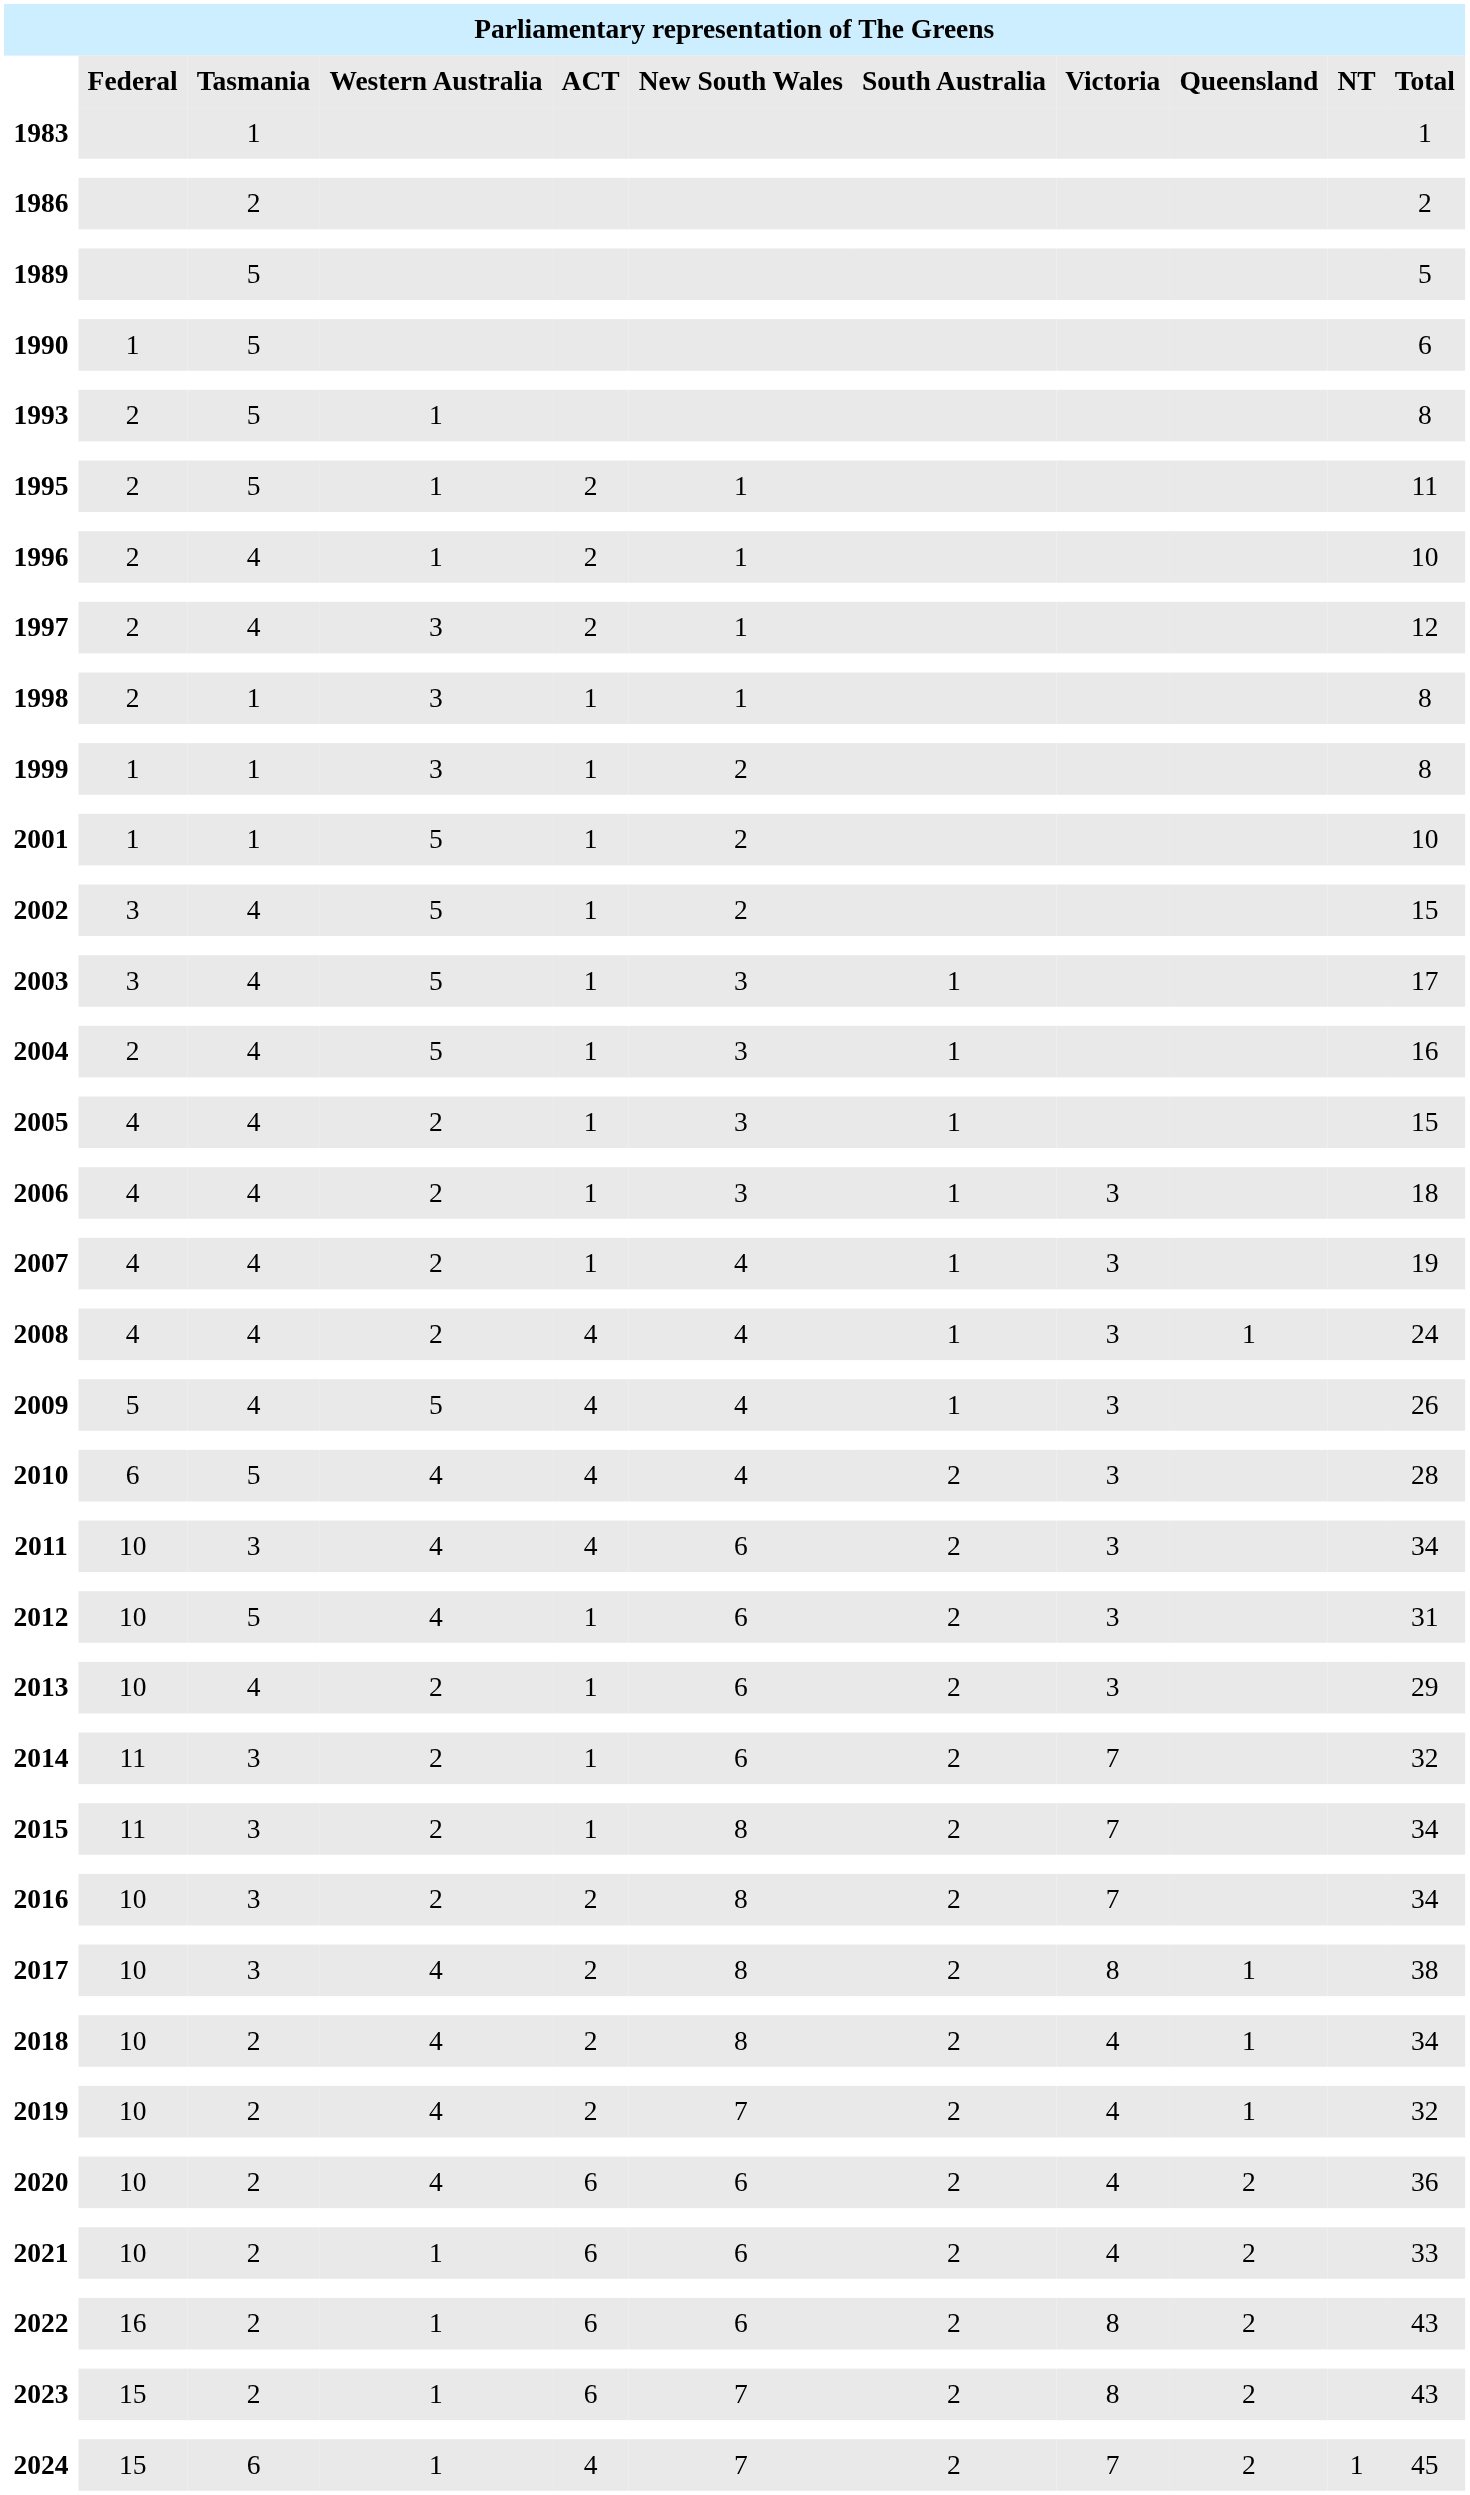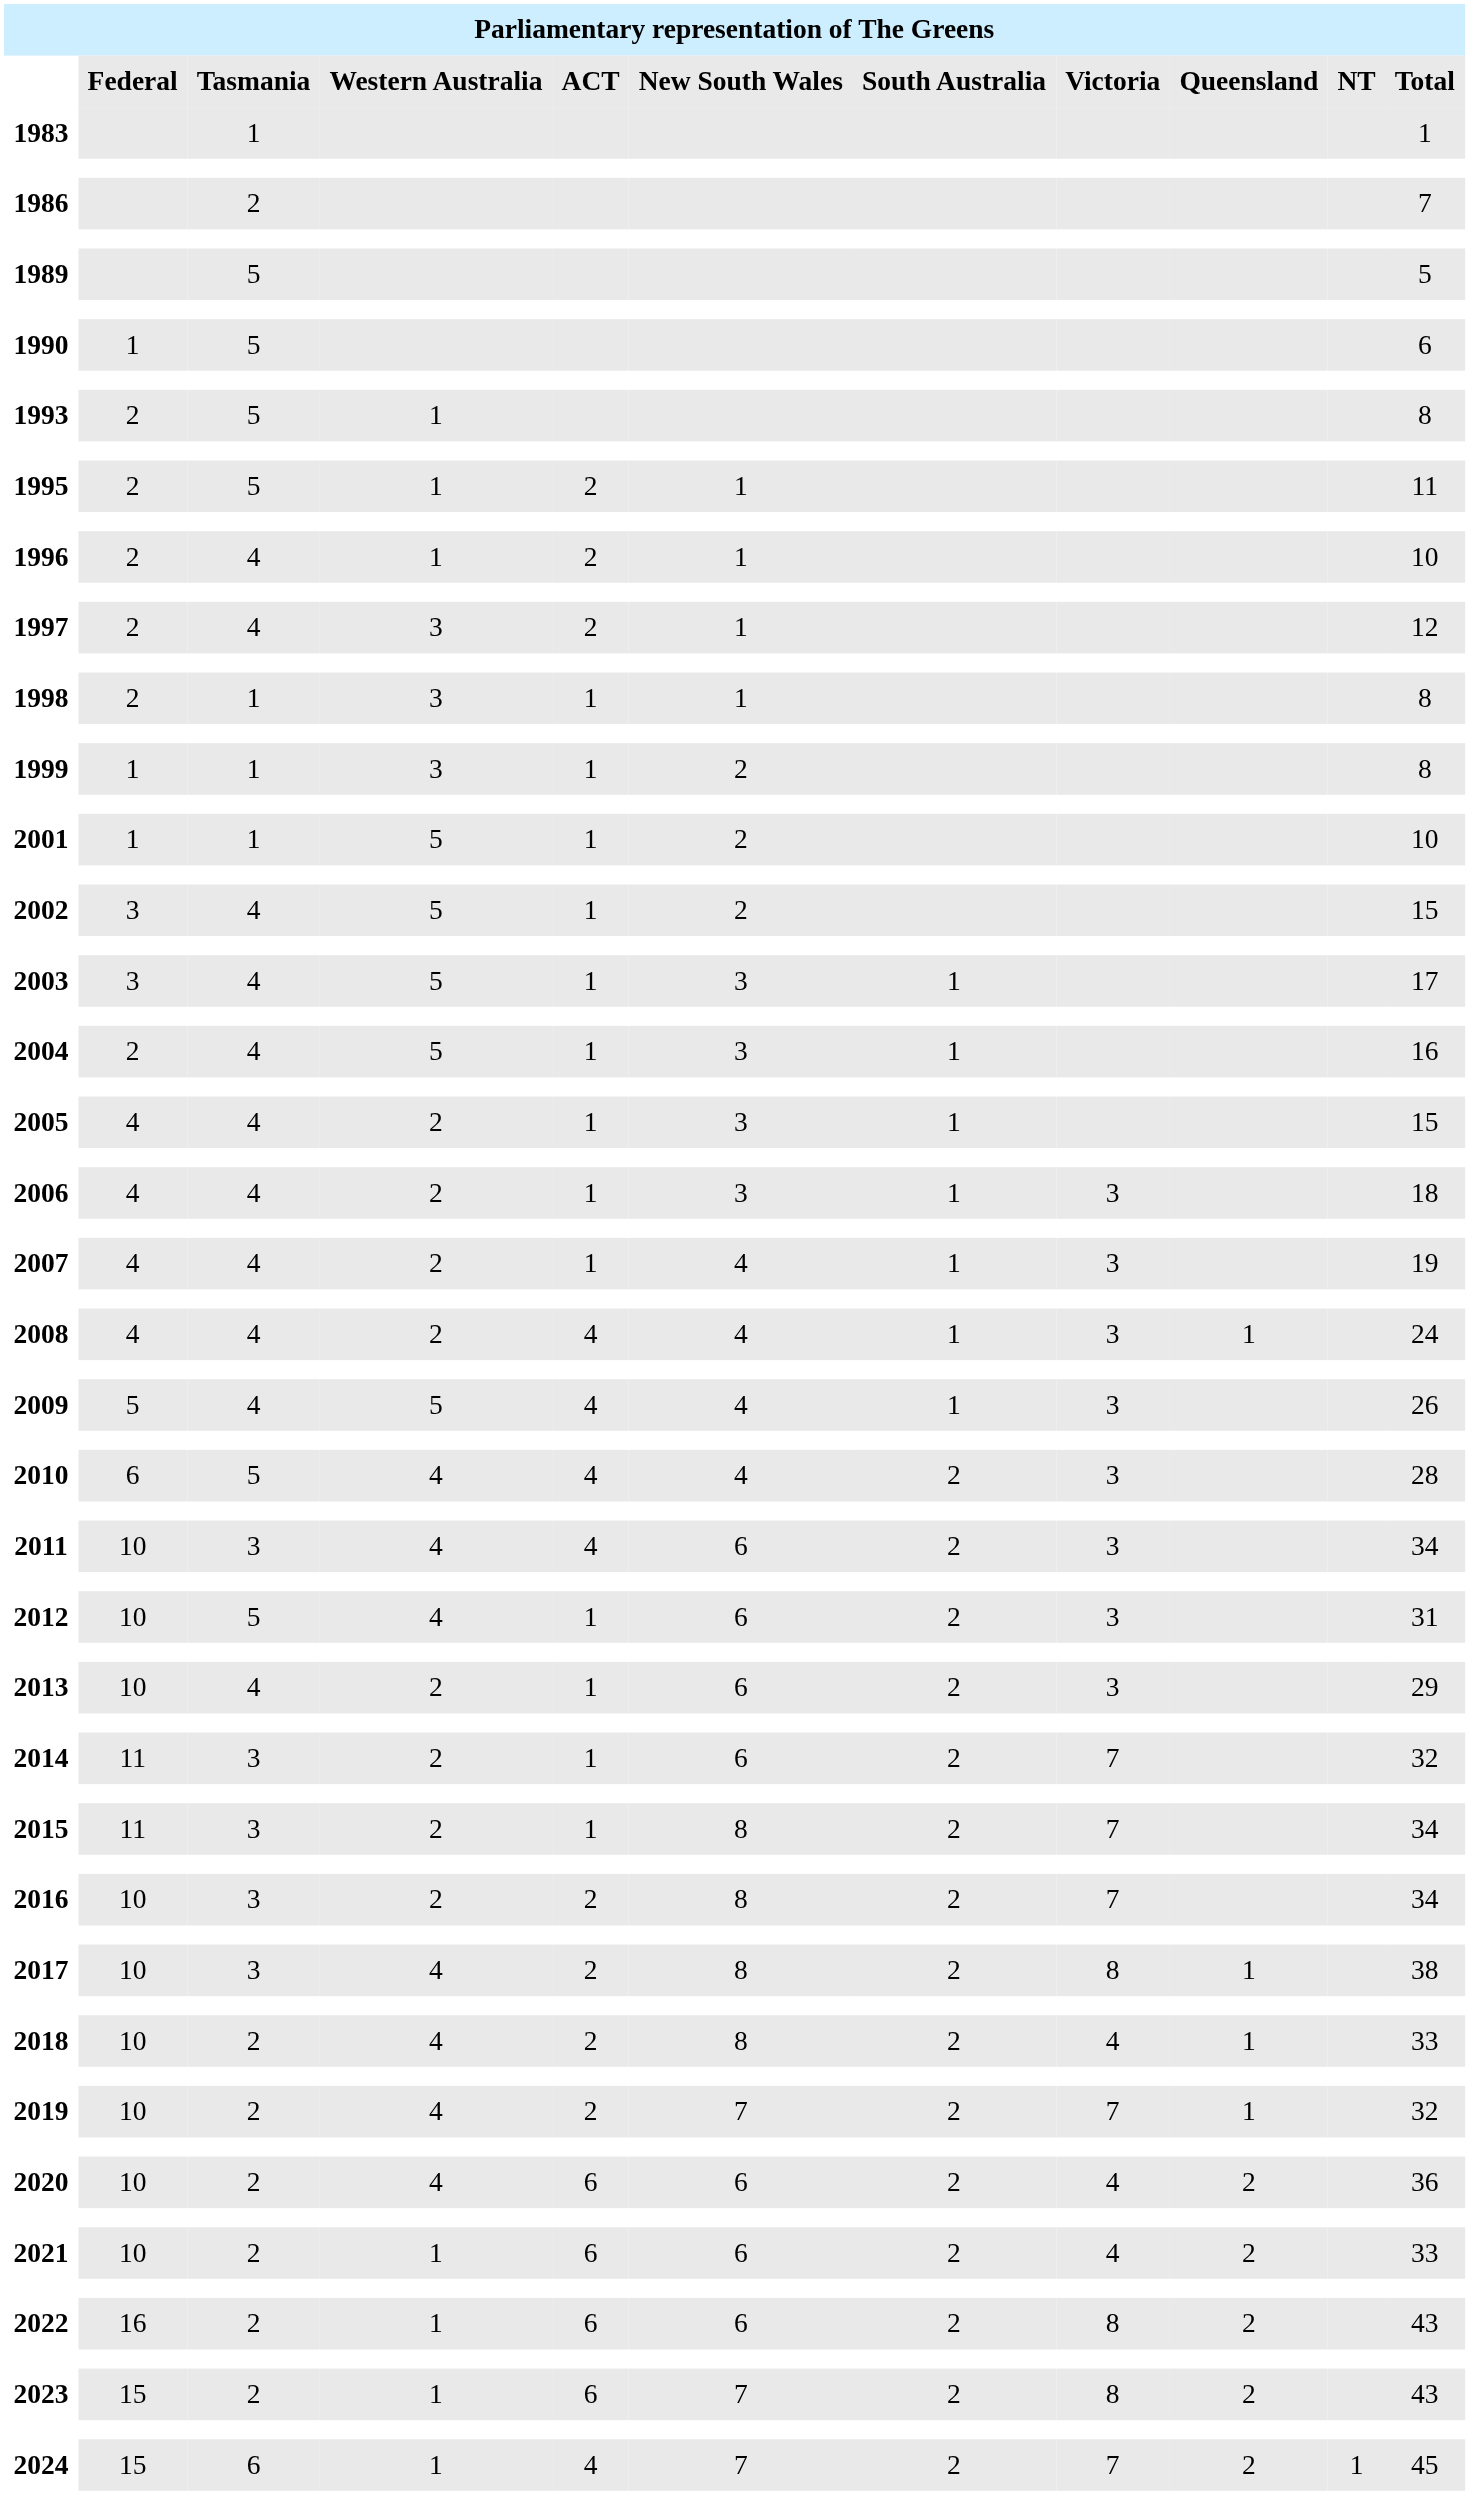(1425, 203) 2 -> (1425, 203) 7
(1425, 2040) 34 -> (1425, 2040) 33
(1113, 2111) 4 -> (1113, 2111) 7
